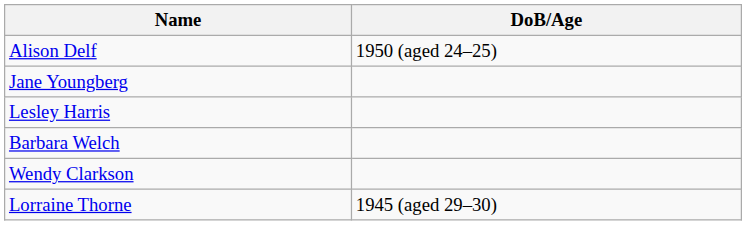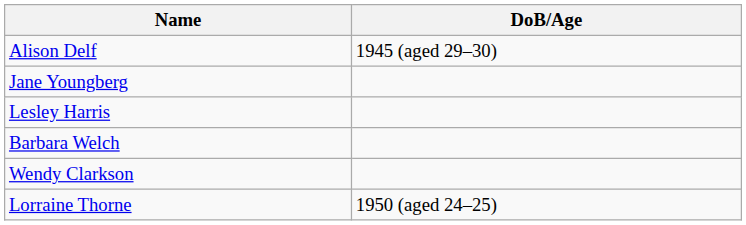(426, 50) 1950 (aged 24–25) -> (426, 50) 1945 (aged 29–30)
(426, 205) 1945 (aged 29–30) -> (426, 205) 1950 (aged 24–25)
